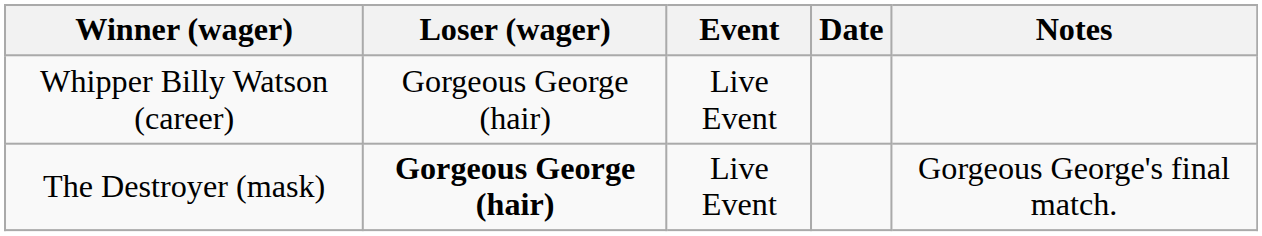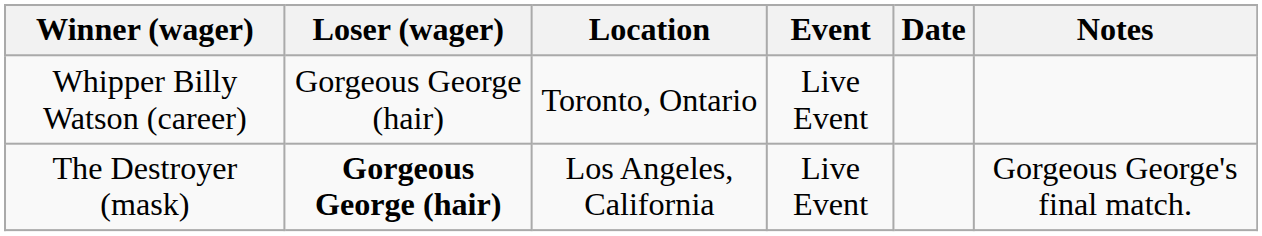+ column: (649, 30)
